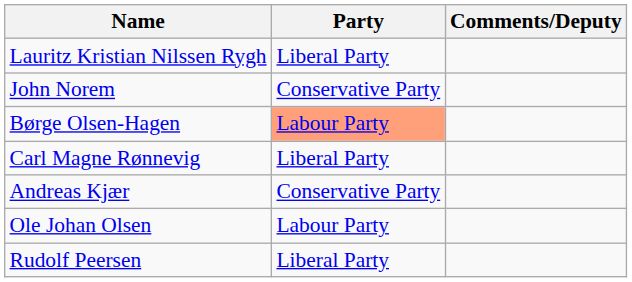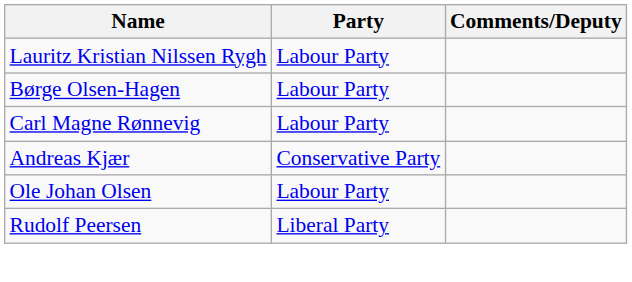(333, 55) Liberal Party -> (333, 55) Labour Party
- row: (62, 89)
(333, 123) lightsalmon background -> (333, 89) no background
(333, 157) Liberal Party -> (333, 123) Labour Party
